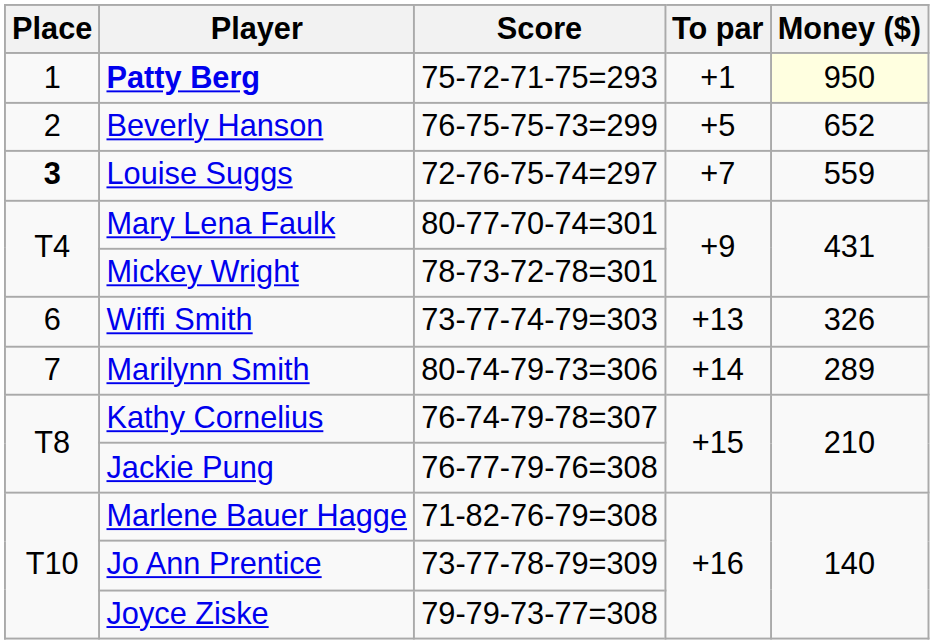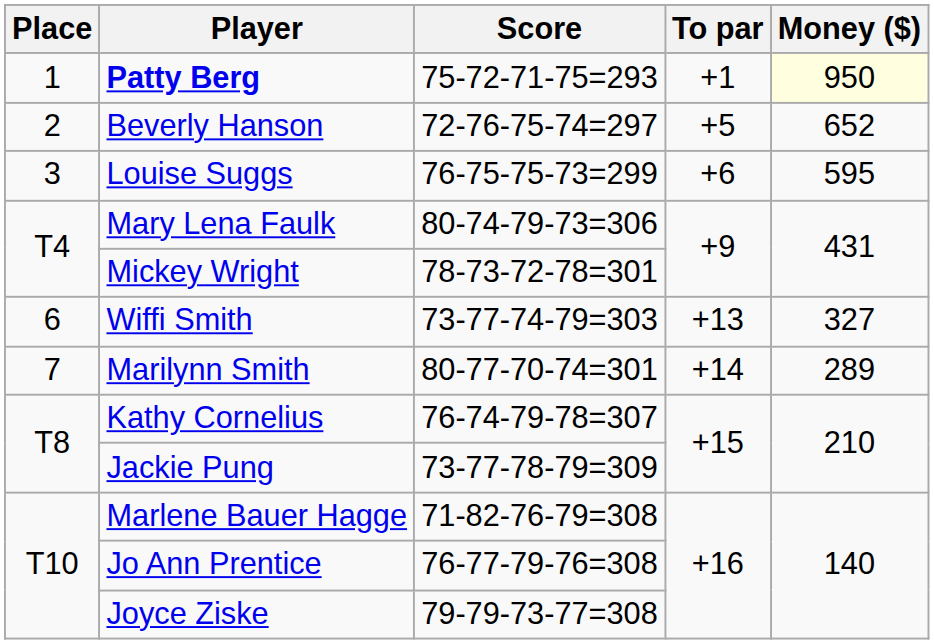(539, 126) 76-75-75-73=299 -> (539, 126) 72-76-75-74=297
(52, 175) bold -> (52, 175) normal
(539, 175) 72-76-75-74=297 -> (539, 175) 76-75-75-73=299
(718, 175) +7 -> (718, 175) +6
(849, 175) 559 -> (849, 175) 595
(539, 223) 80-77-70-74=301 -> (539, 223) 80-74-79-73=306
(849, 321) 326 -> (849, 321) 327
(539, 369) 80-74-79-73=306 -> (539, 369) 80-77-70-74=301
(539, 467) 76-77-79-76=308 -> (539, 467) 73-77-78-79=309
(539, 564) 73-77-78-79=309 -> (539, 564) 76-77-79-76=308
